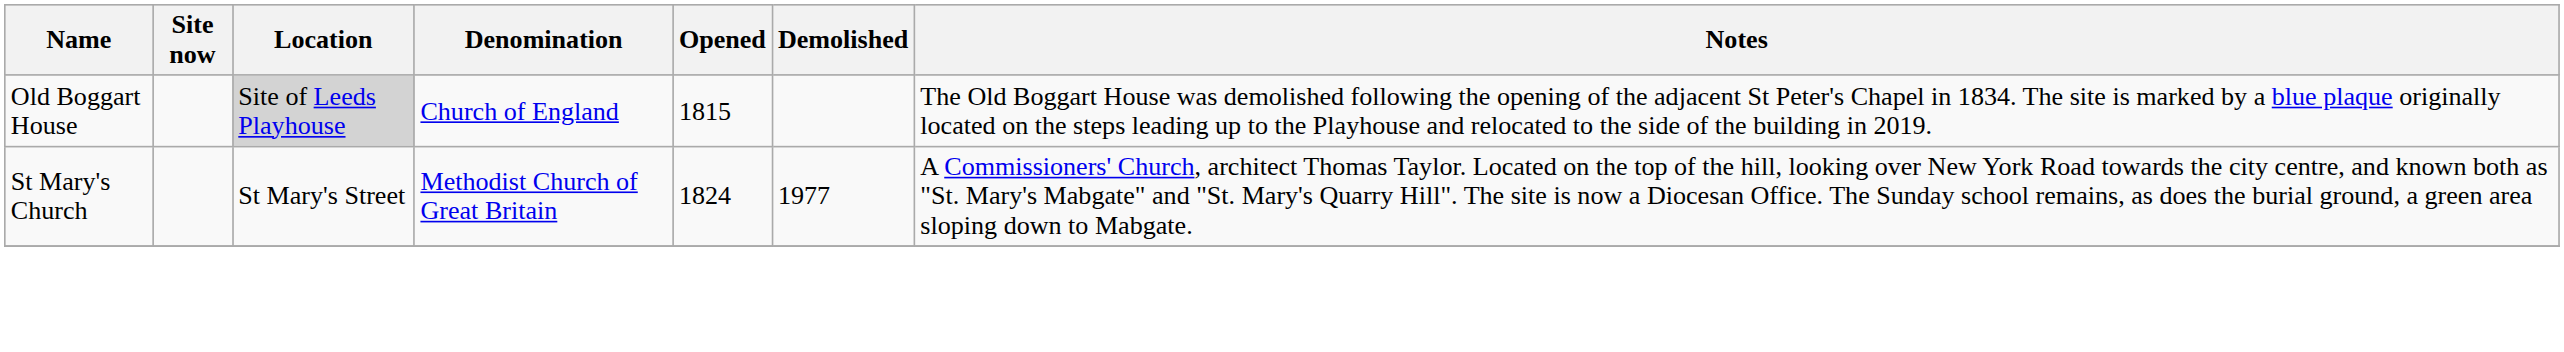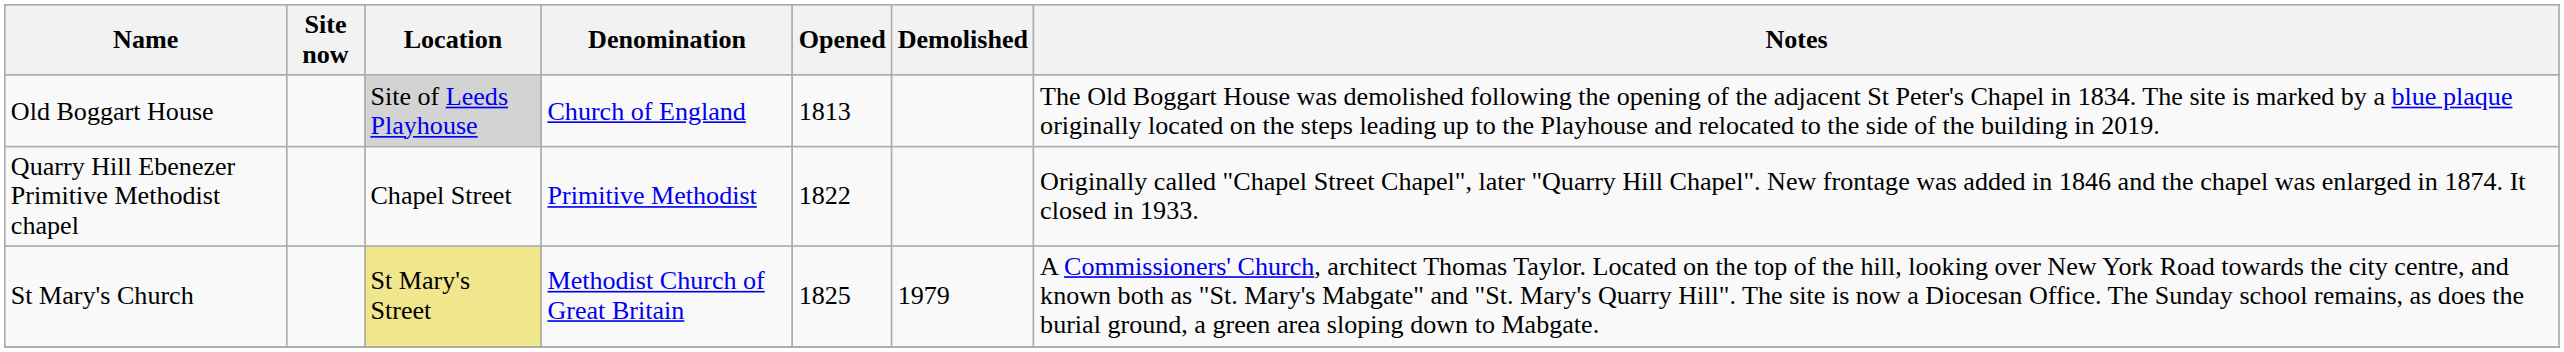(705, 110) 1815 -> (825, 110) 1813
+ row: (123, 195)
(322, 195) no background -> (420, 295) khaki background
(705, 195) 1824 -> (825, 295) 1825
(804, 195) 1977 -> (924, 295) 1979
